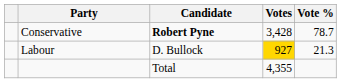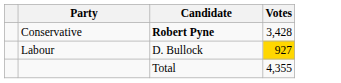- column: (316, 13)
